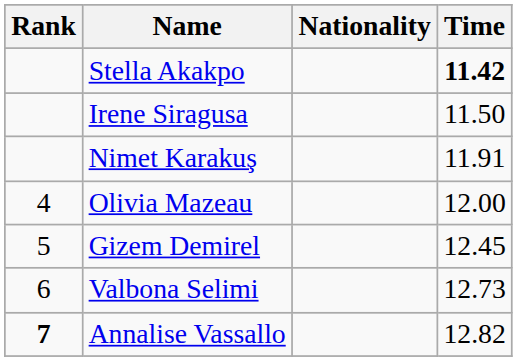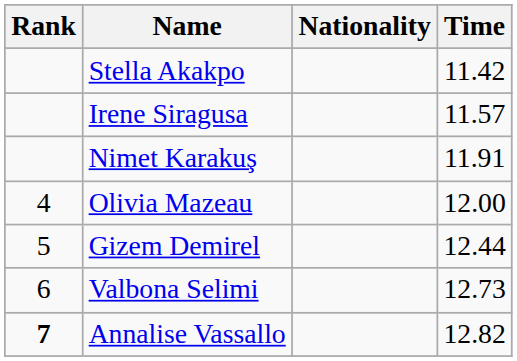(475, 70) bold -> (475, 70) normal
(475, 114) 11.50 -> (475, 114) 11.57
(475, 245) 12.45 -> (475, 245) 12.44
